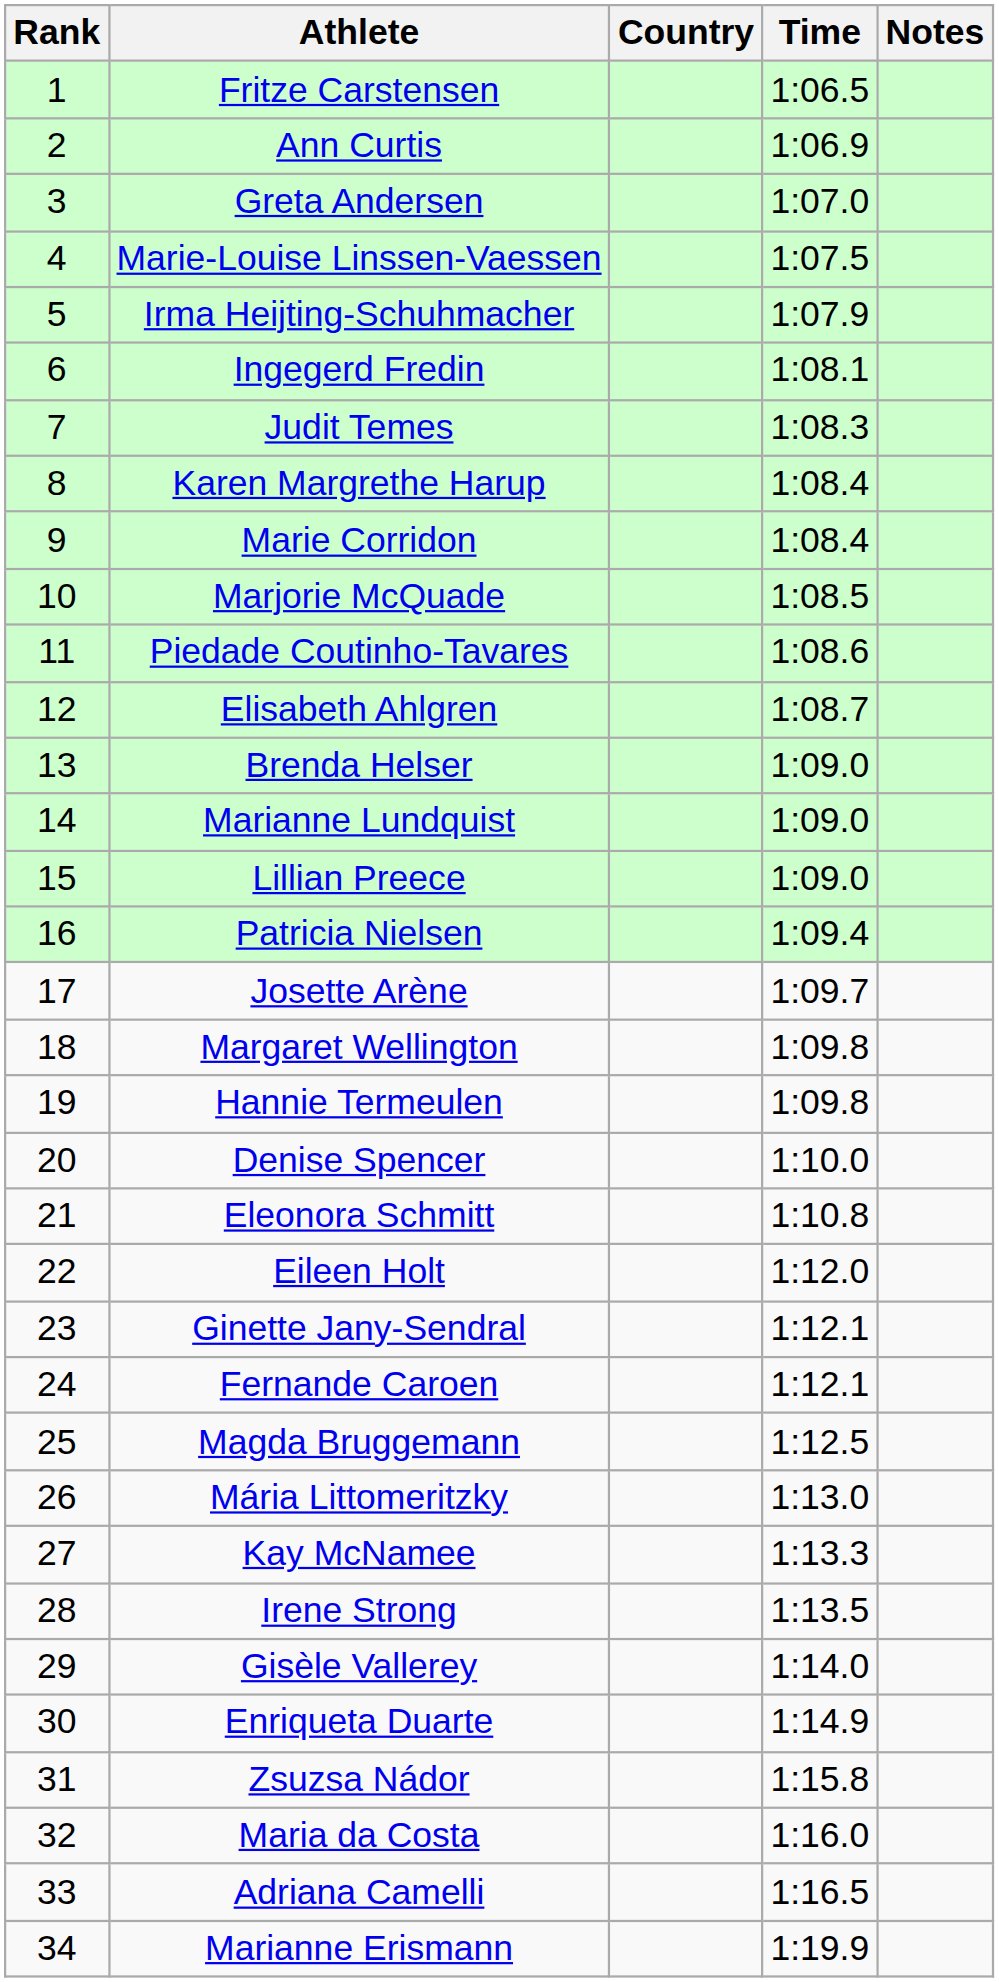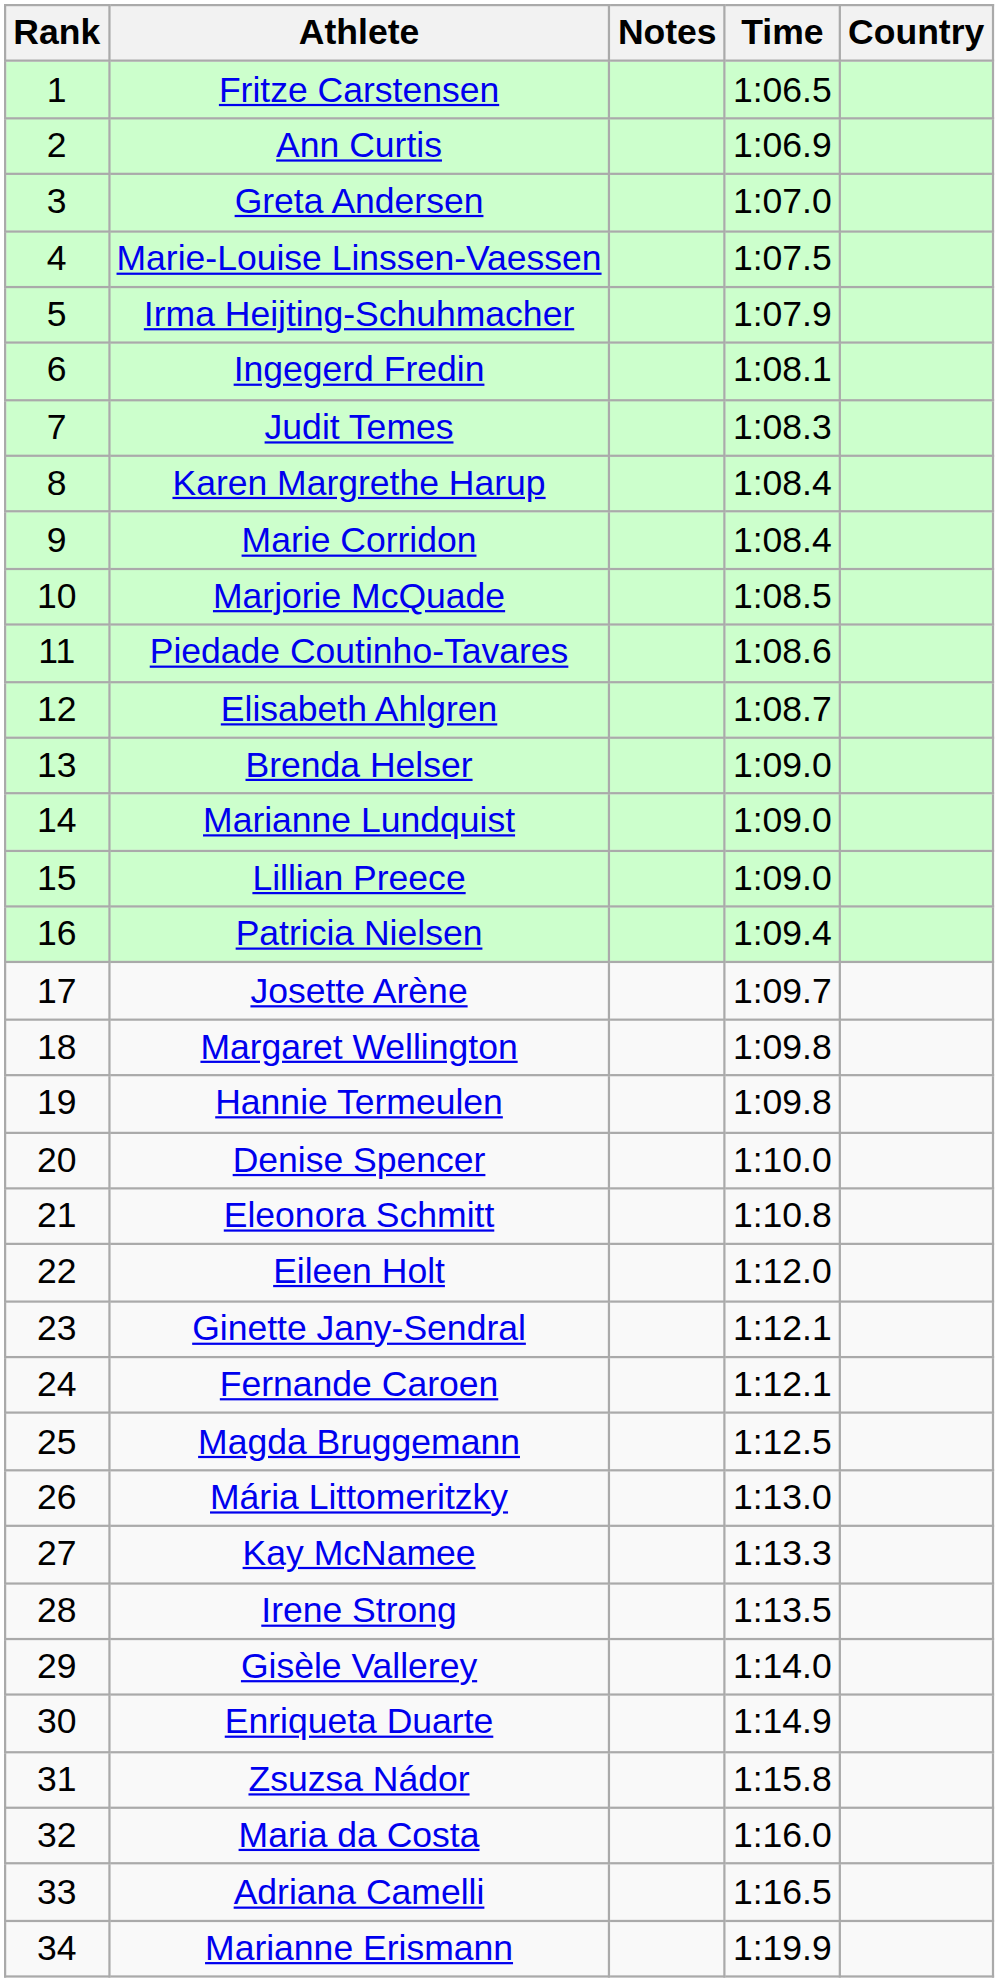columns swapped: (686, 32) <-> (935, 32)
